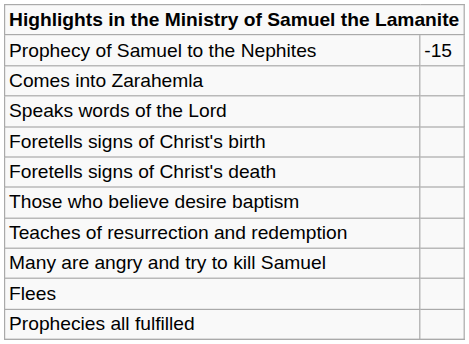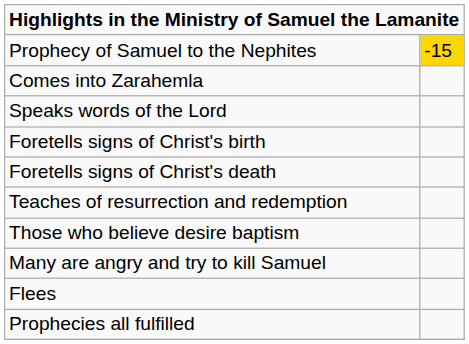(438, 50) no background -> (438, 50) gold background
rows swapped: (178, 232) <-> (154, 202)
